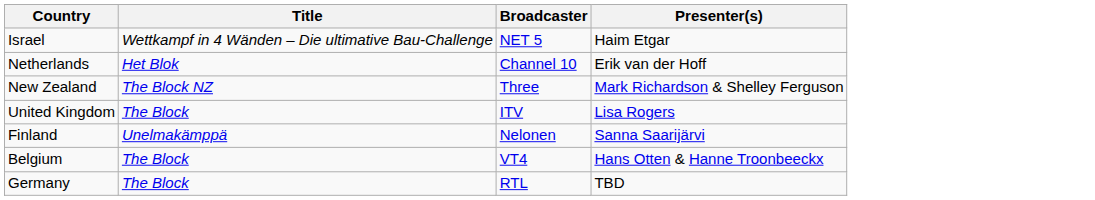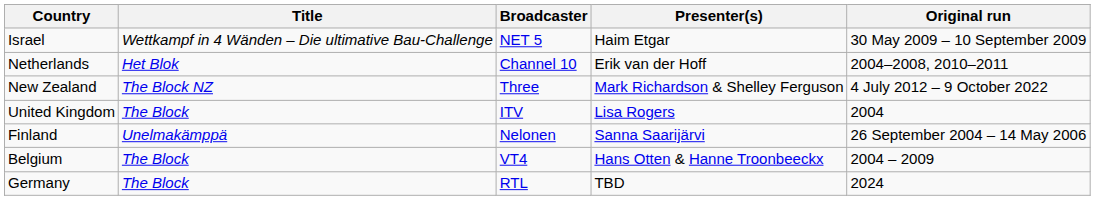+ column: (968, 16)
